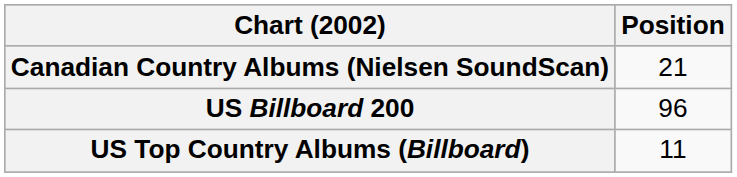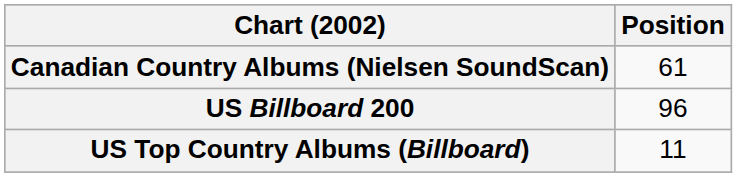(673, 66) 21 -> (673, 66) 61
